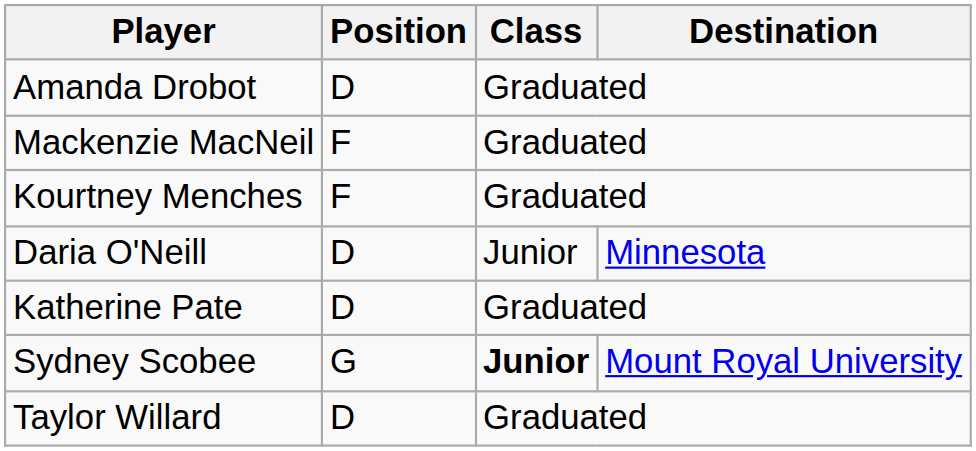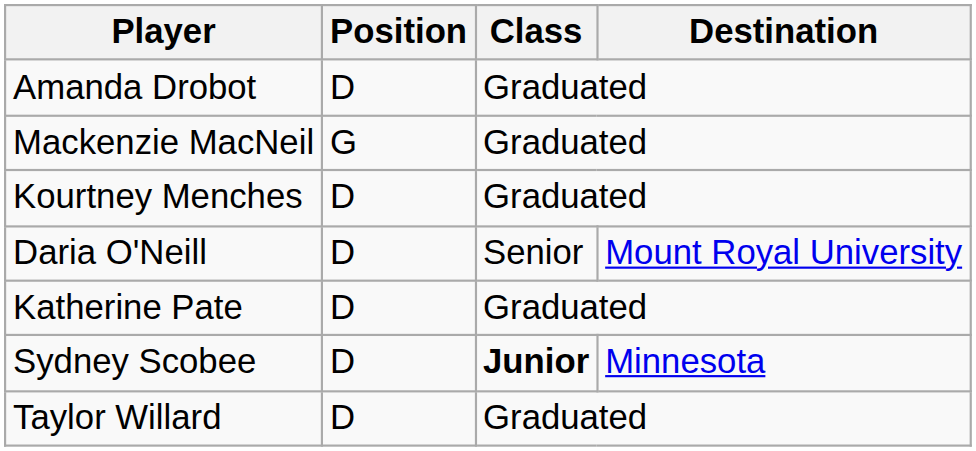(341, 142) F -> (344, 142) G
(341, 197) F -> (343, 197) D
(530, 252) Junior -> (533, 252) Senior
(685, 252) Minnesota -> (784, 252) Mount Royal University
(344, 362) G -> (343, 362) D
(784, 362) Mount Royal University -> (685, 362) Minnesota
